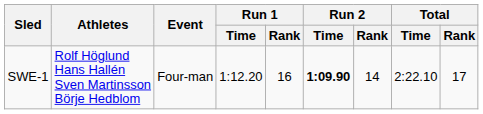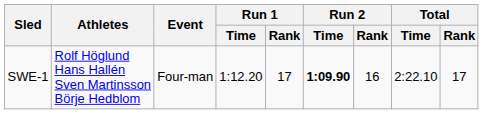(284, 78) 16 -> (284, 78) 17
(372, 78) 14 -> (372, 78) 16
